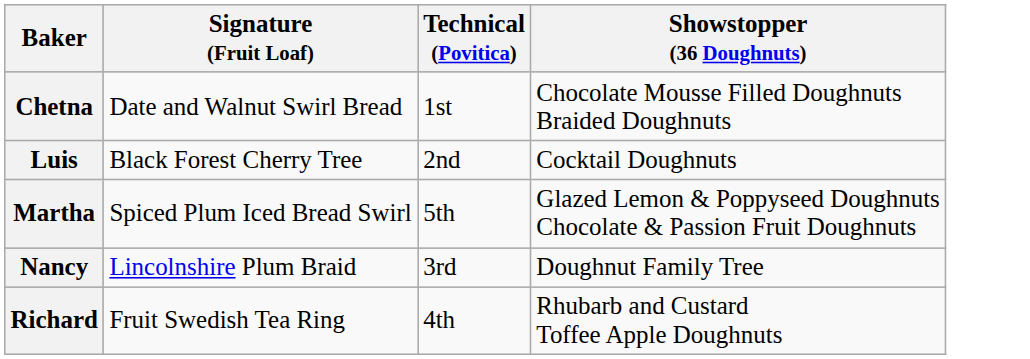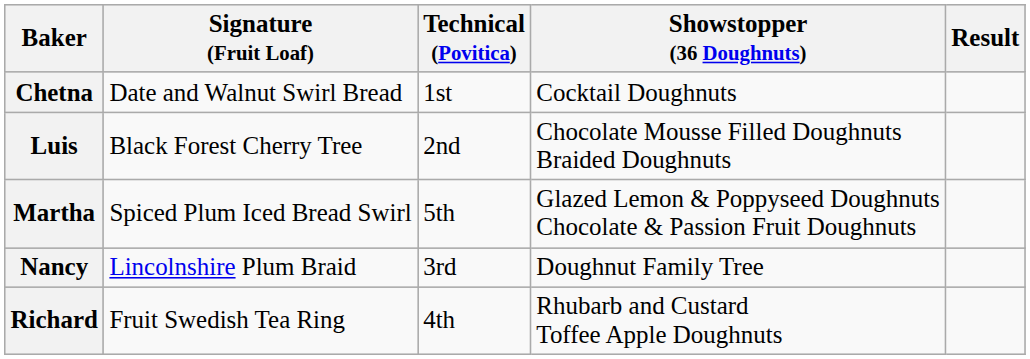+ column: (985, 38)
(719, 105) Chocolate Mousse Filled Doughnuts Braided Doughnuts -> (637, 91) Cocktail Doughnuts
(637, 159) Cocktail Doughnuts -> (719, 145) Chocolate Mousse Filled Doughnuts Braided Doughnuts
